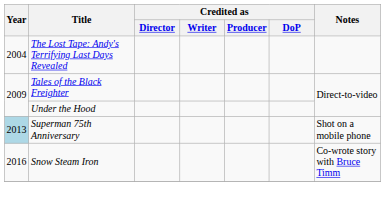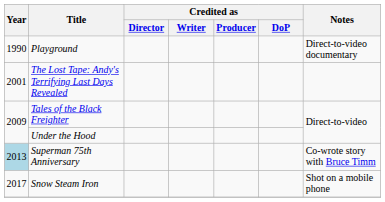+ row: (54, 49)
(17, 54) 2004 -> (17, 81) 2001
(344, 130) Shot on a mobile phone -> (341, 156) Co-wrote story with Bruce Timm
(17, 162) 2016 -> (17, 183) 2017
(346, 162) Co-wrote story with Bruce Timm -> (339, 183) Shot on a mobile phone
